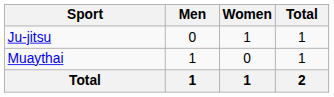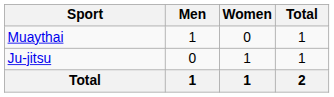rows swapped: (29, 37) <-> (36, 59)
